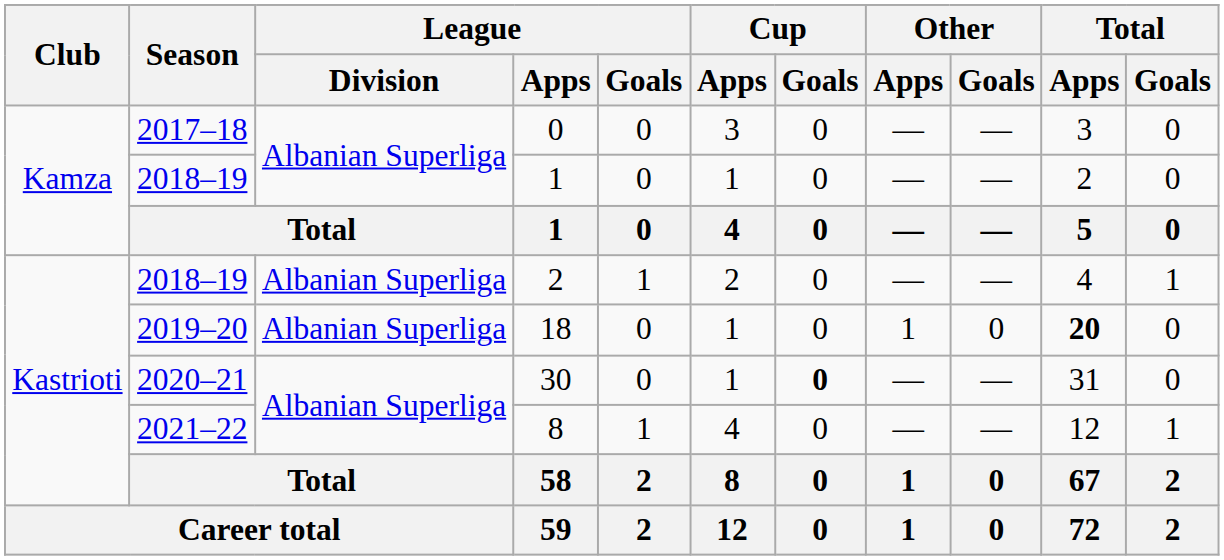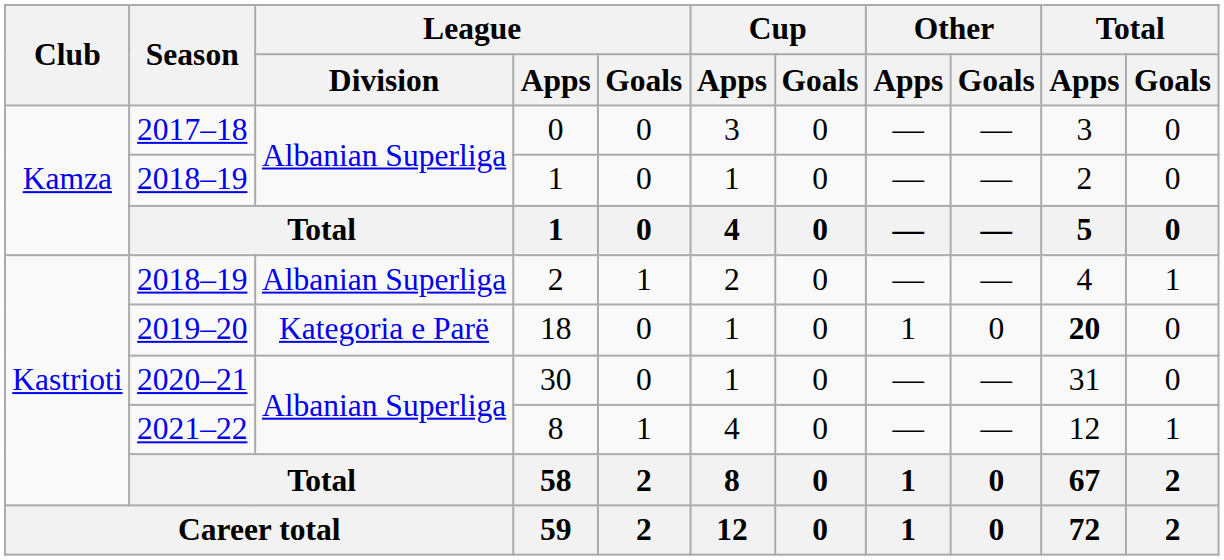(384, 329) Albanian Superliga -> (384, 329) Kategoria e Parë
(820, 379) bold -> (820, 379) normal
